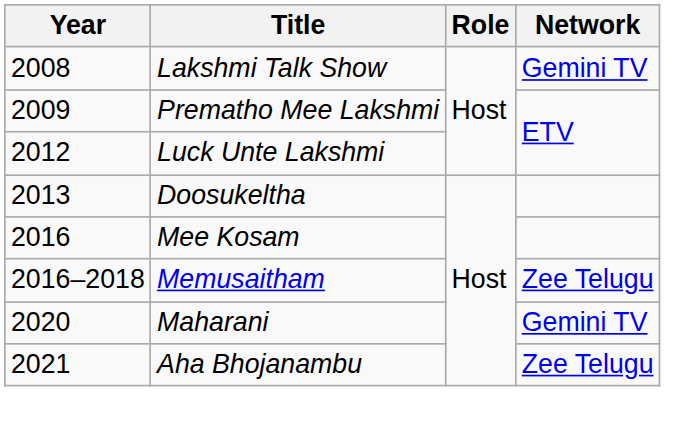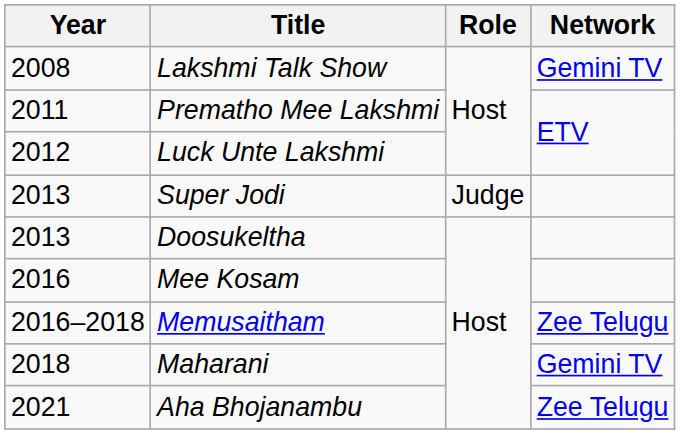(41, 110) 2009 -> (40, 110) 2011
+ row: (221, 195)
(41, 322) 2020 -> (41, 364) 2018
